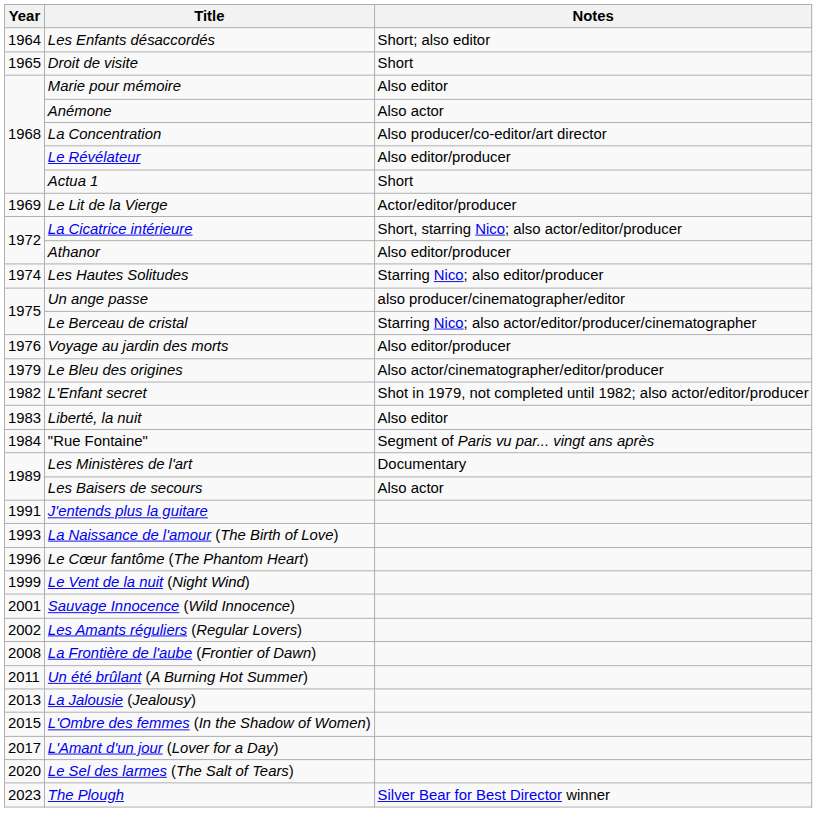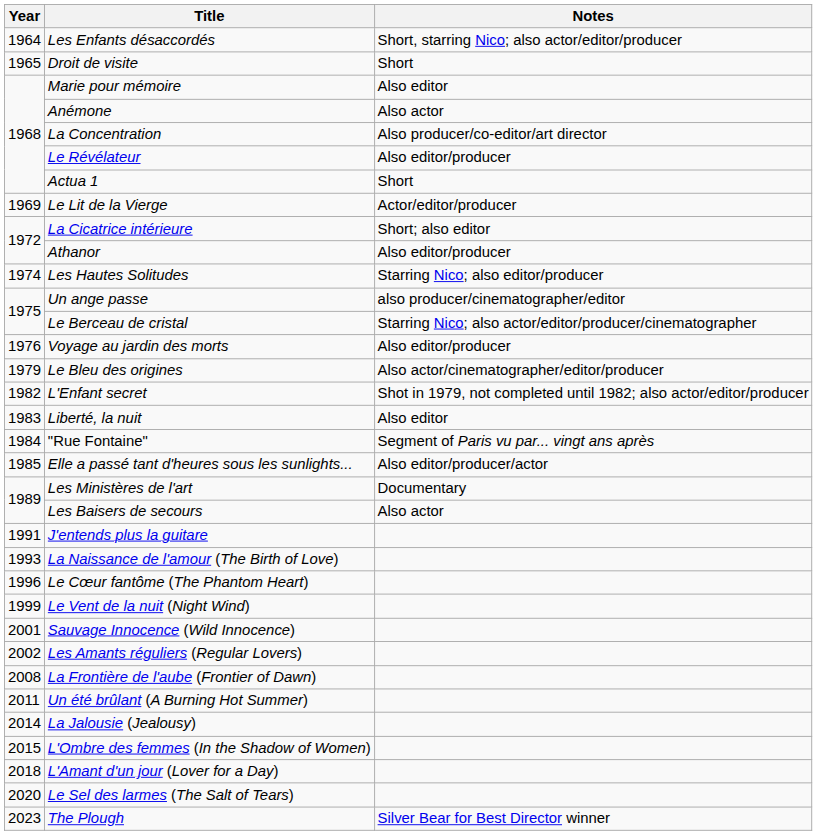(434, 39) Short; also editor -> (530, 39) Short, starring Nico; also actor/editor/producer
(530, 228) Short, starring Nico; also actor/editor/producer -> (434, 228) Short; also editor
+ row: (200, 464)
(24, 700) 2013 -> (24, 724) 2014
(24, 747) 2017 -> (24, 771) 2018
